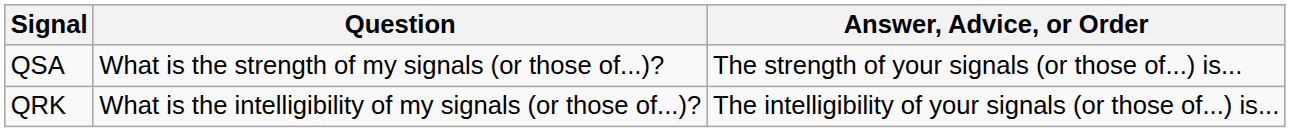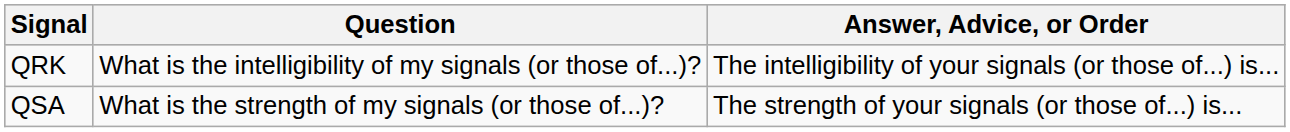rows swapped: (38, 65) <-> (38, 106)
